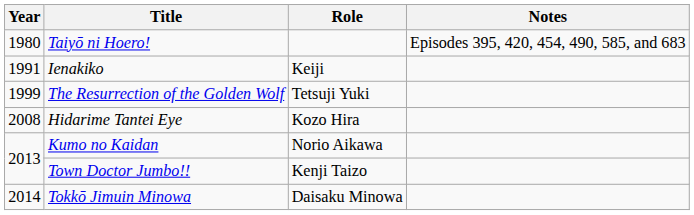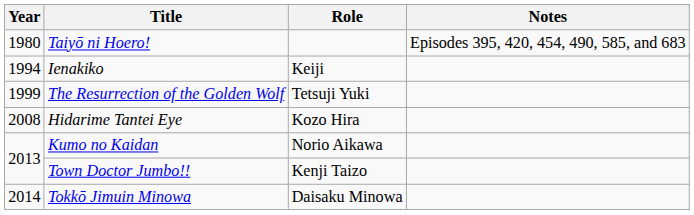(24, 68) 1991 -> (24, 68) 1994
